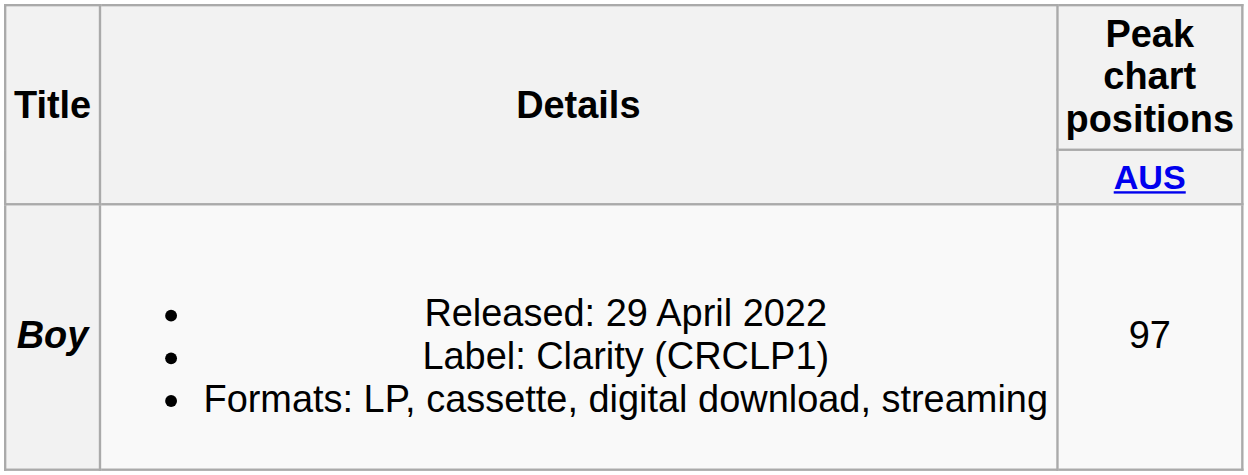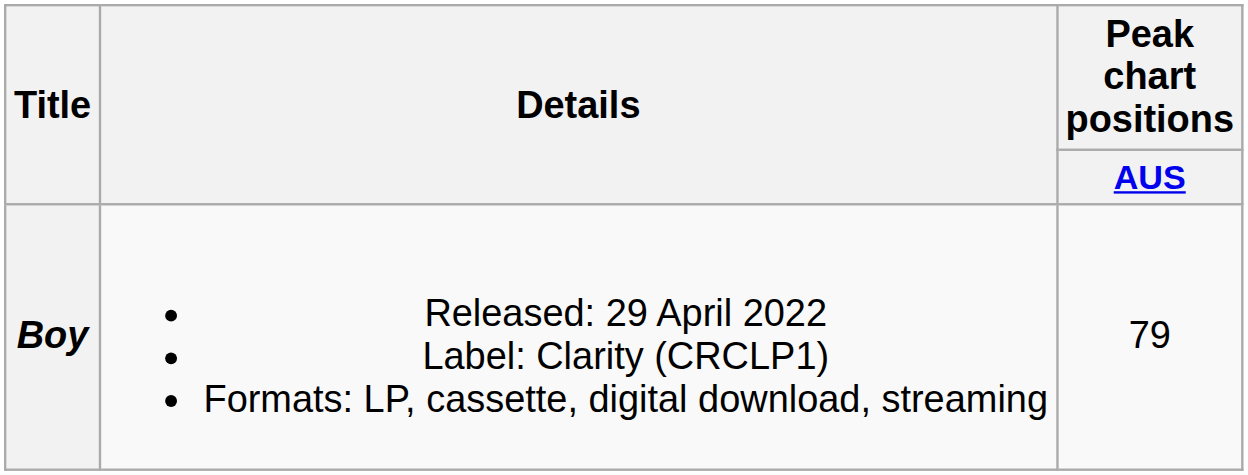(1150, 335) 97 -> (1150, 335) 79
